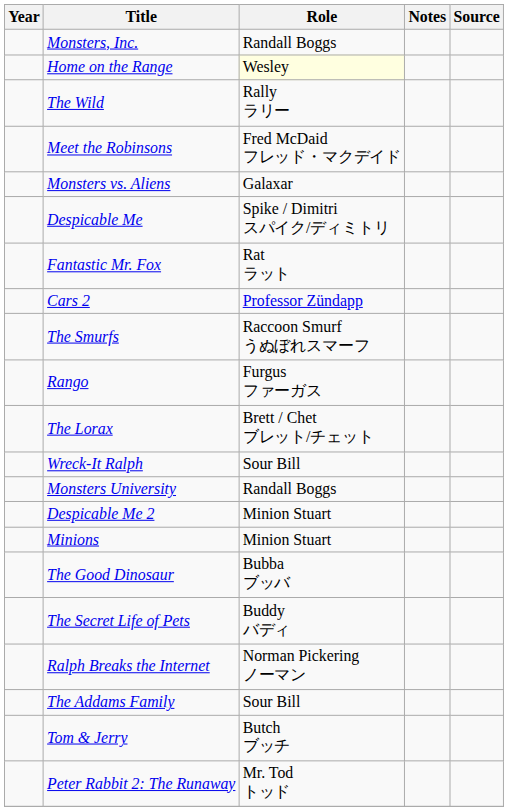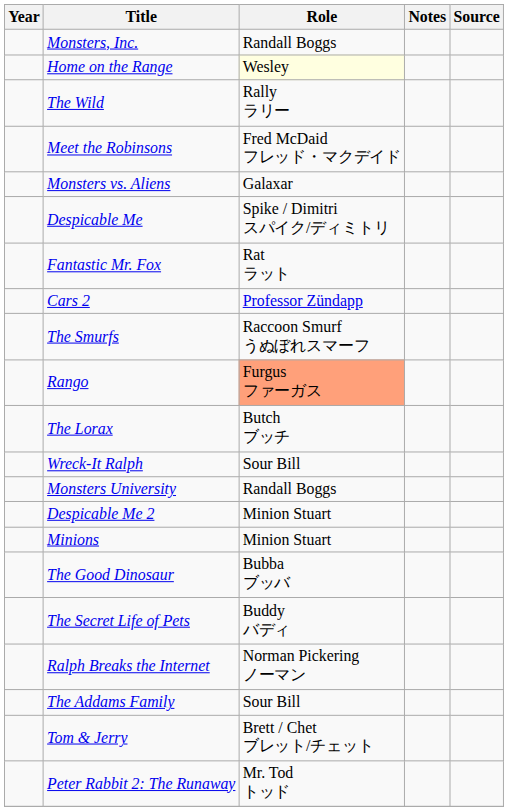(282, 381) no background -> (282, 381) lightsalmon background
(308, 427) Brett / Chet ブレット/チェット -> (266, 427) Butch ブッチ
(266, 736) Butch ブッチ -> (308, 736) Brett / Chet ブレット/チェット
